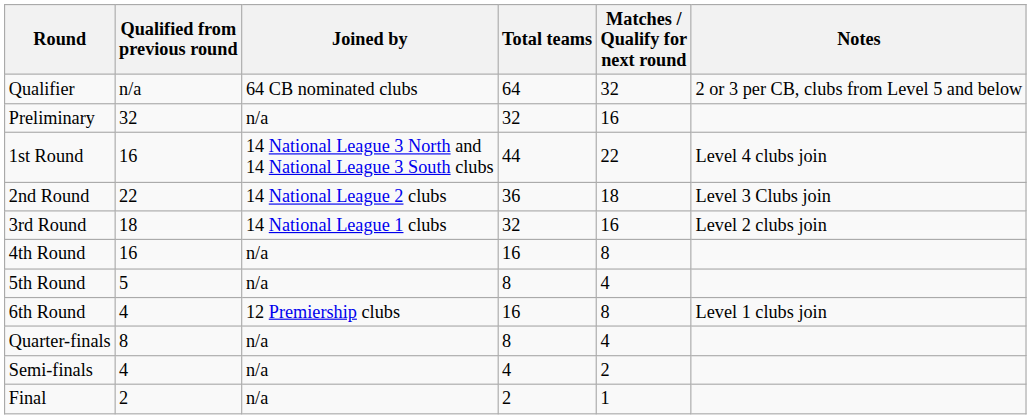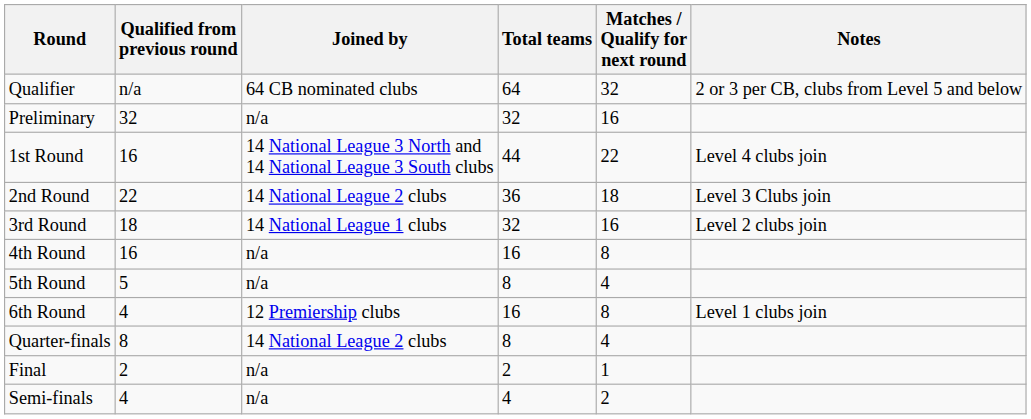(257, 340) n/a -> (346, 340) 14 National League 2 clubs
rows swapped: (51, 369) <-> (28, 398)
